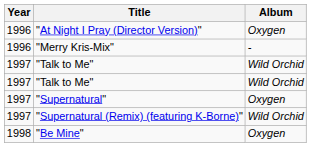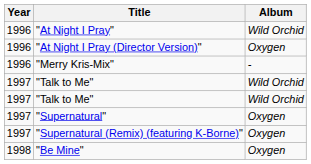+ row: (19, 30)
(276, 116) Wild Orchid -> (267, 133) Oxygen
